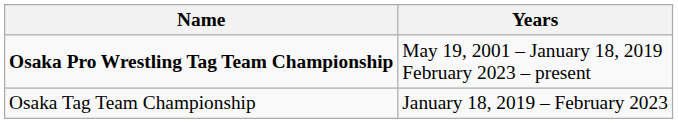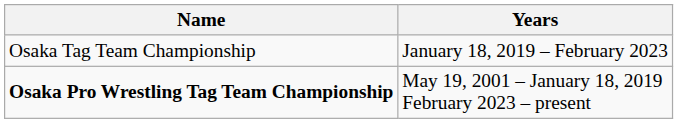rows swapped: (201, 61) <-> (132, 103)
